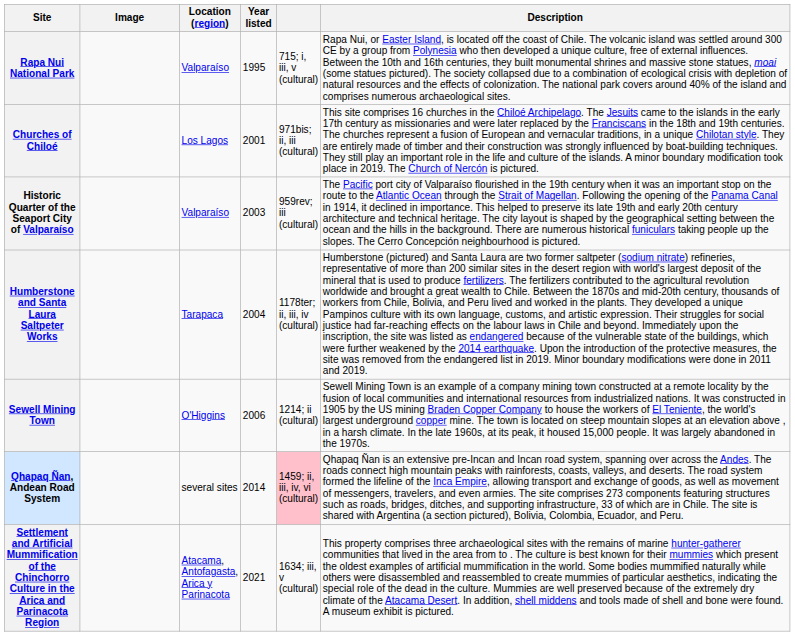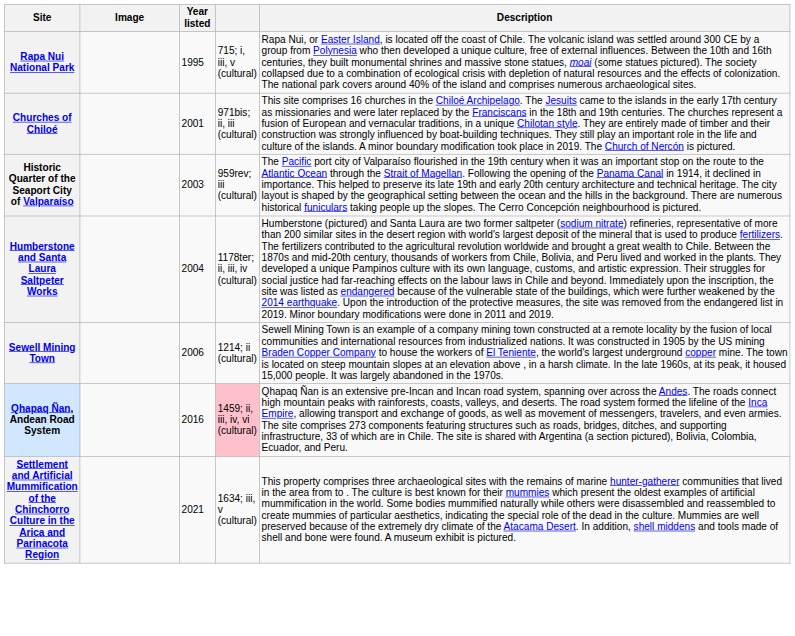- column: (210, 18)
(254, 488) 2014 -> (193, 420) 2016
